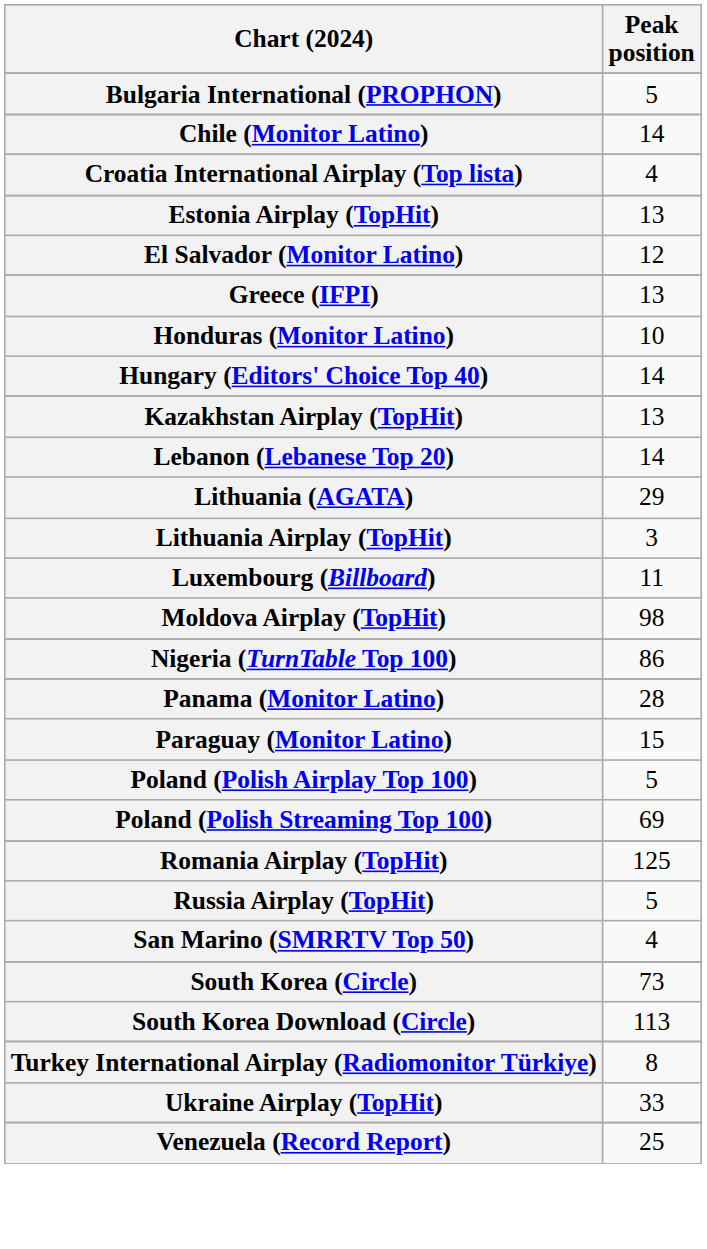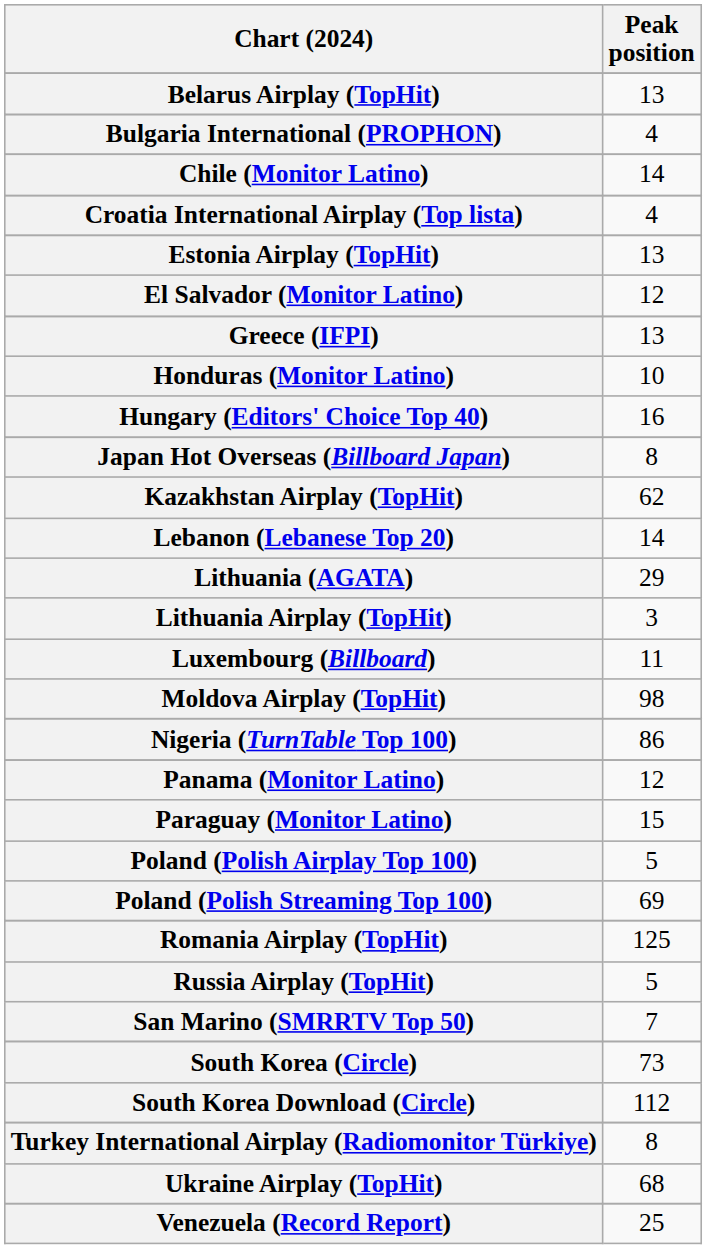+ row: (304, 93)
(652, 93) 5 -> (652, 133) 4
(652, 376) 14 -> (652, 416) 16
+ row: (304, 456)
(652, 416) 13 -> (652, 497) 62
(652, 698) 28 -> (652, 779) 12
(652, 940) 4 -> (652, 1021) 7
(652, 1021) 113 -> (652, 1102) 112
(652, 1102) 33 -> (652, 1182) 68
